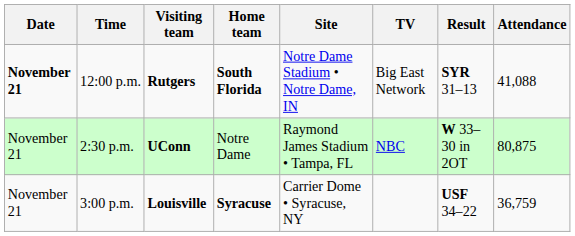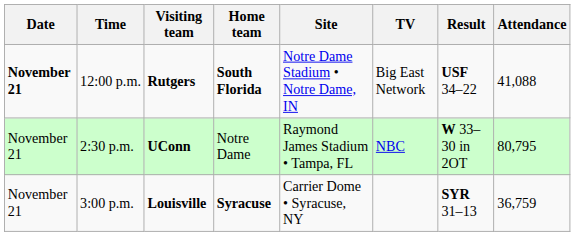(459, 81) SYR 31–13 -> (459, 81) USF 34–22
(517, 146) 80,875 -> (517, 146) 80,795
(459, 203) USF 34–22 -> (459, 203) SYR 31–13
